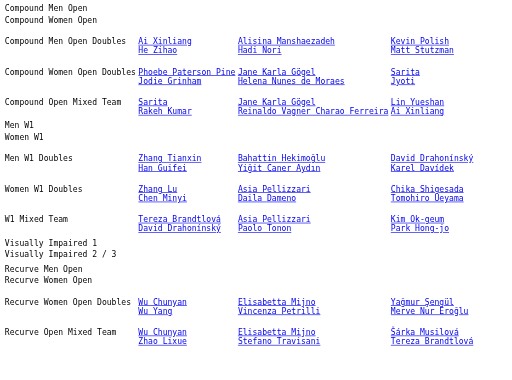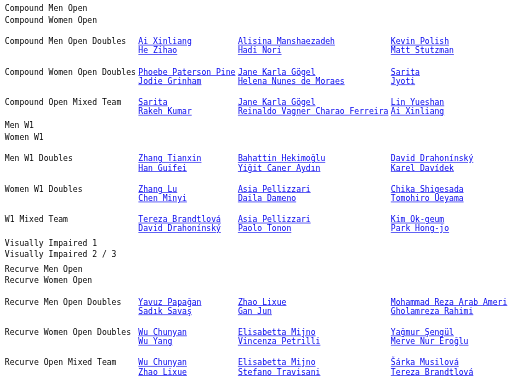+ row: (63, 302)
